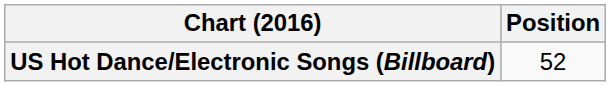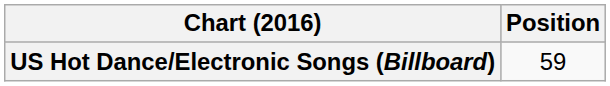(553, 61) 52 -> (553, 61) 59
